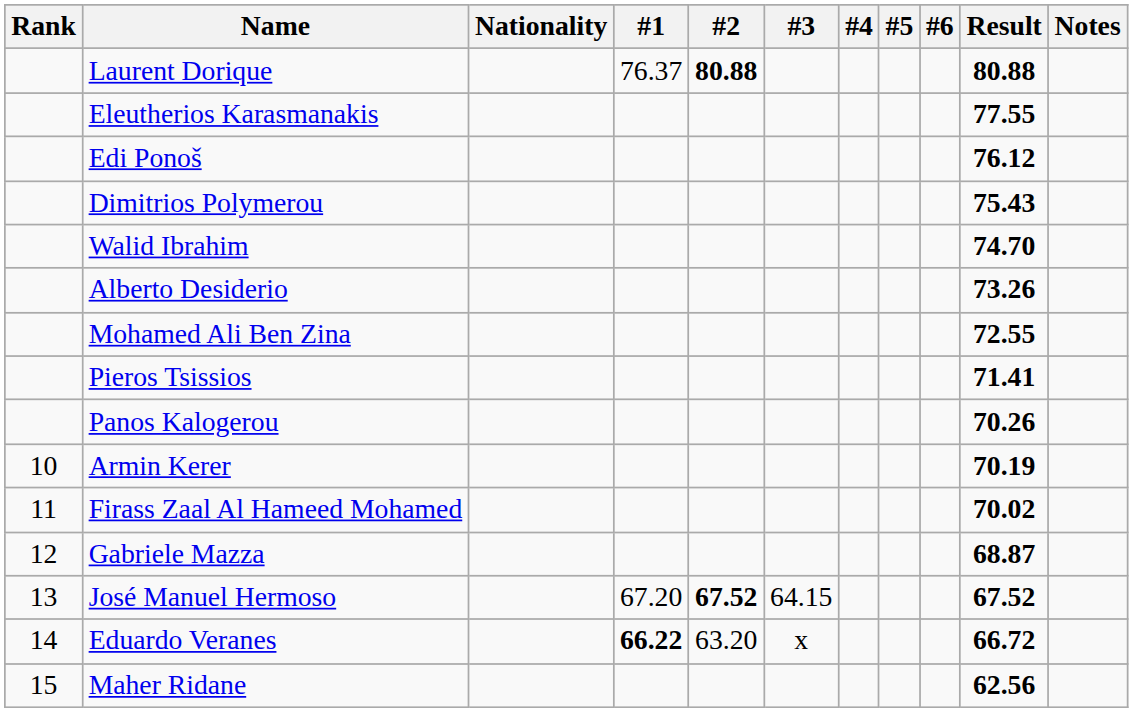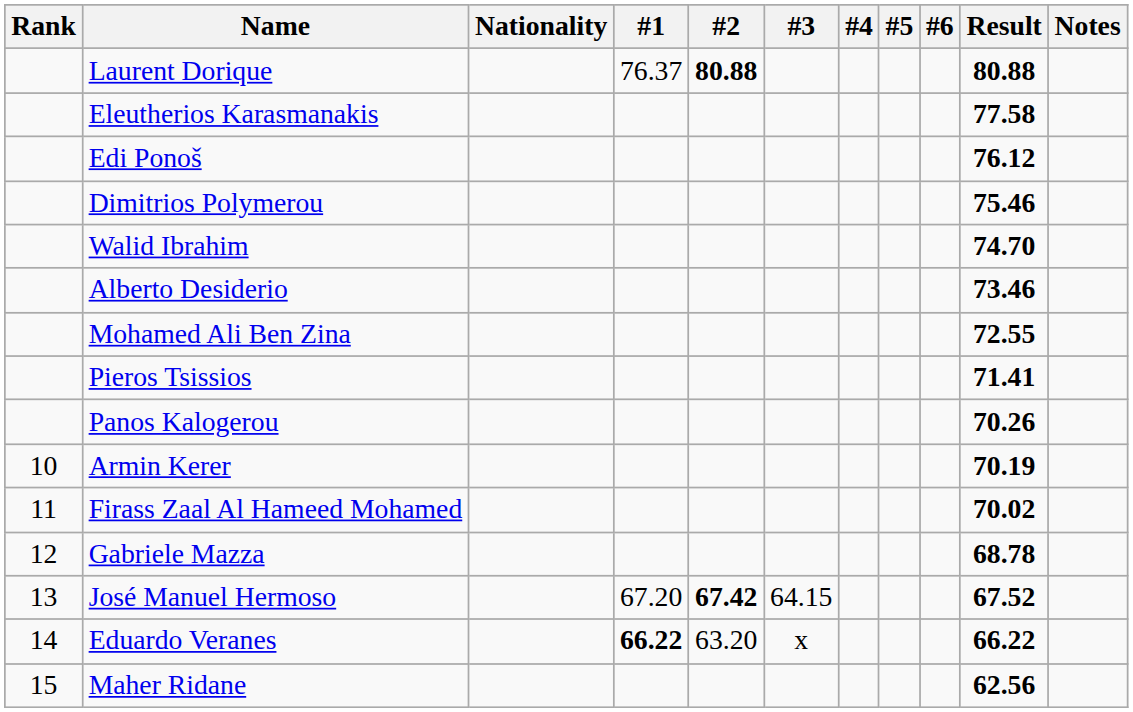(1004, 114) 77.55 -> (1004, 114) 77.58
(1004, 202) 75.43 -> (1004, 202) 75.46
(1004, 289) 73.26 -> (1004, 289) 73.46
(1004, 553) 68.87 -> (1004, 553) 68.78
(726, 597) 67.52 -> (726, 597) 67.42
(1004, 641) 66.72 -> (1004, 641) 66.22
